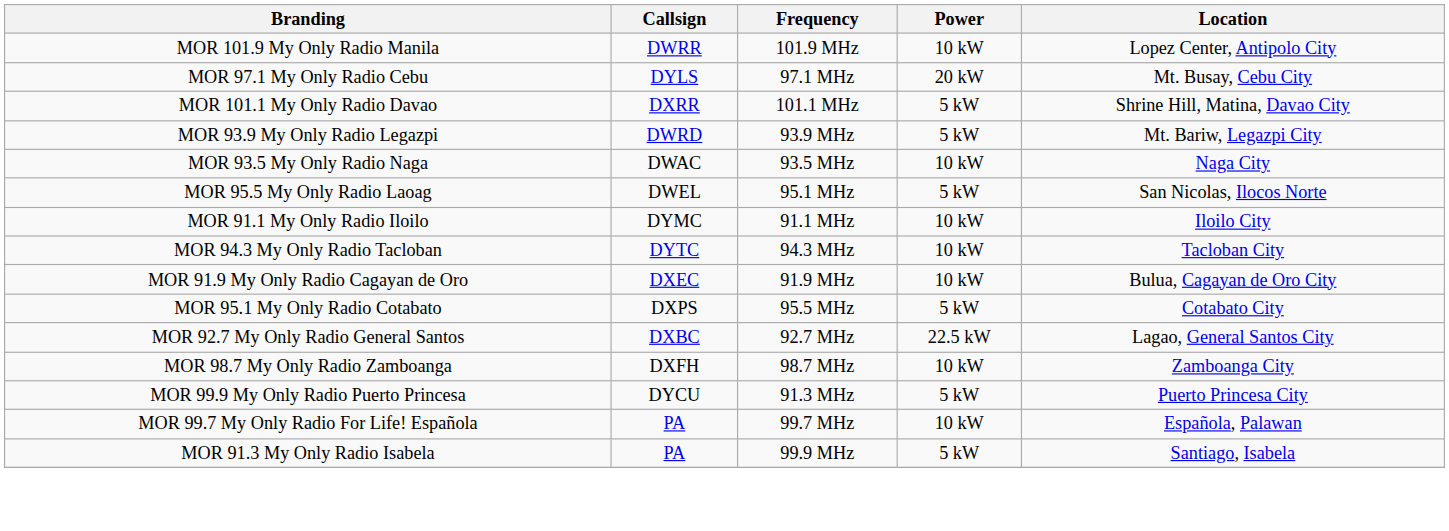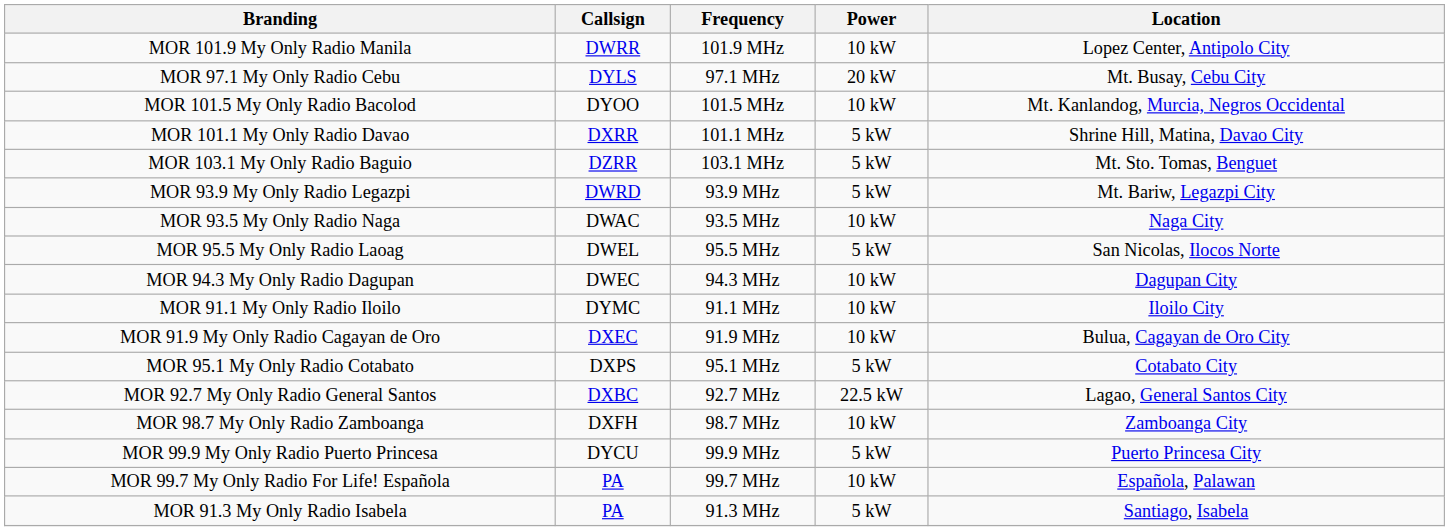+ row: (280, 105)
+ row: (280, 163)
(817, 192) 95.1 MHz -> (743, 250) 95.5 MHz
+ row: (280, 279)
- row: (308, 250)
(817, 308) 95.5 MHz -> (743, 366) 95.1 MHz
(817, 395) 91.3 MHz -> (743, 452) 99.9 MHz
(817, 452) 99.9 MHz -> (743, 510) 91.3 MHz
